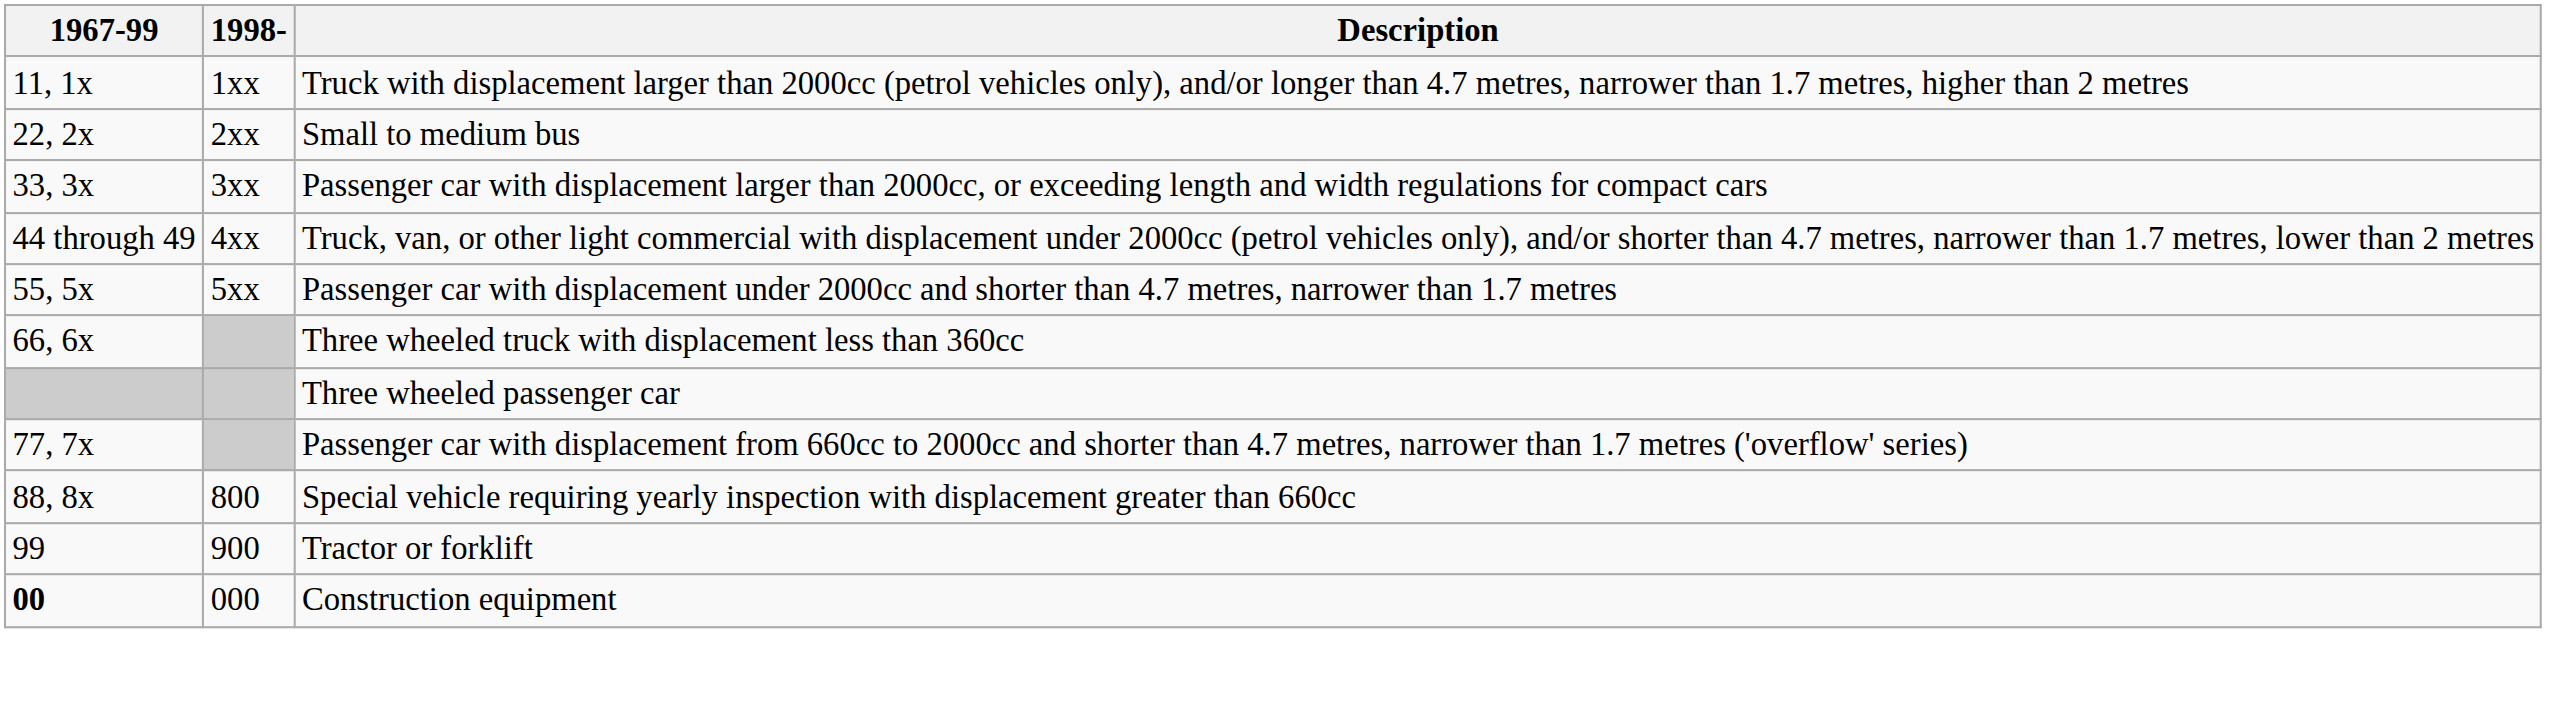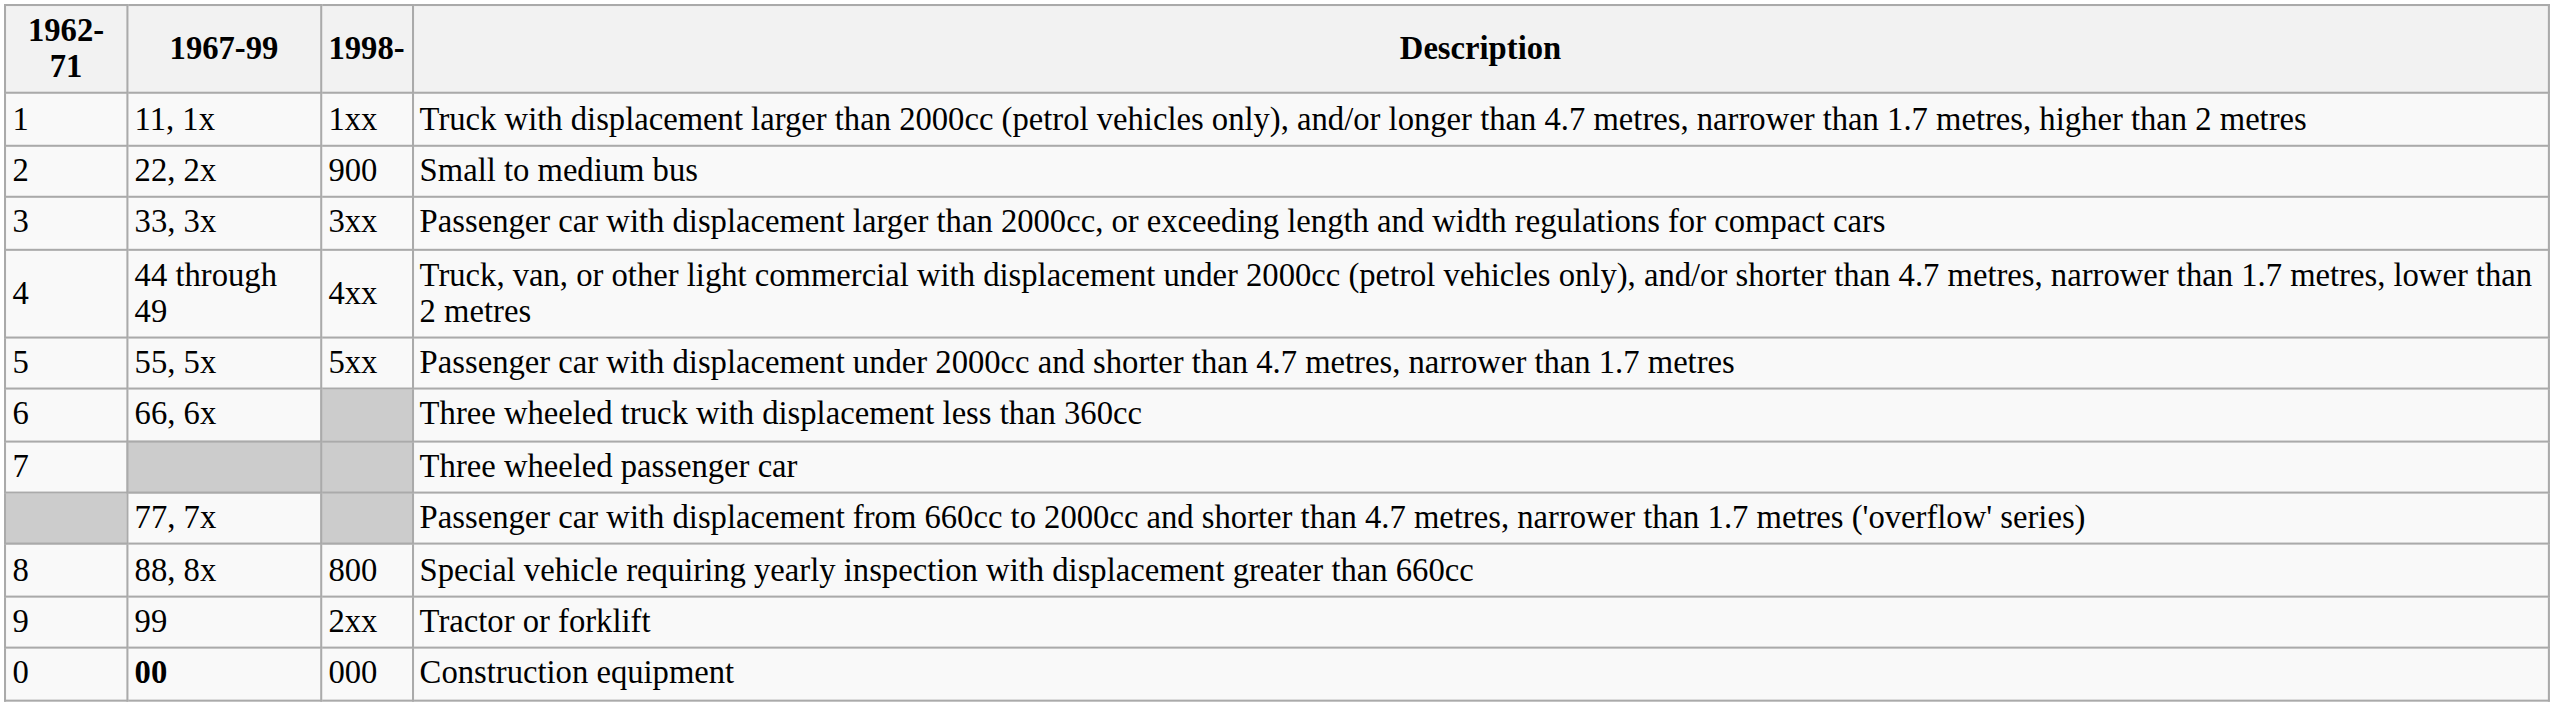+ column: (66, 48)
(235, 133) 2xx -> (353, 170) 900
(235, 548) 900 -> (353, 621) 2xx
